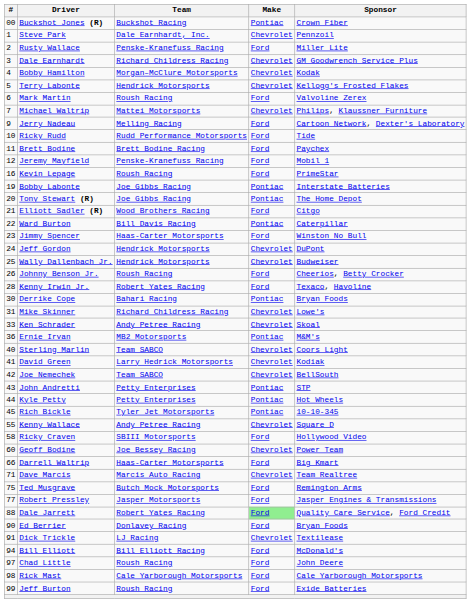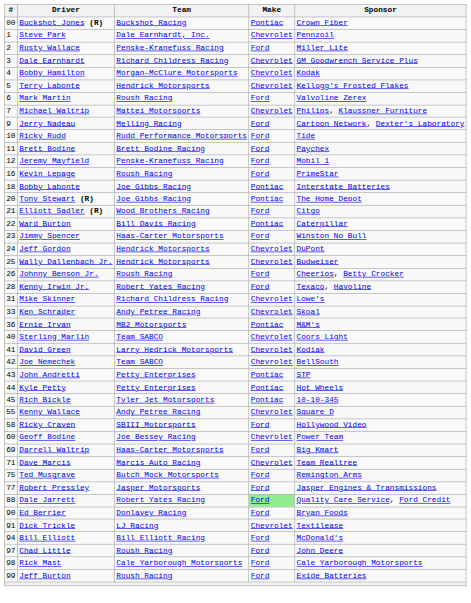(11, 187) 19 -> (11, 187) 18
- row: (47, 300)
(11, 463) 66 -> (11, 451) 69
